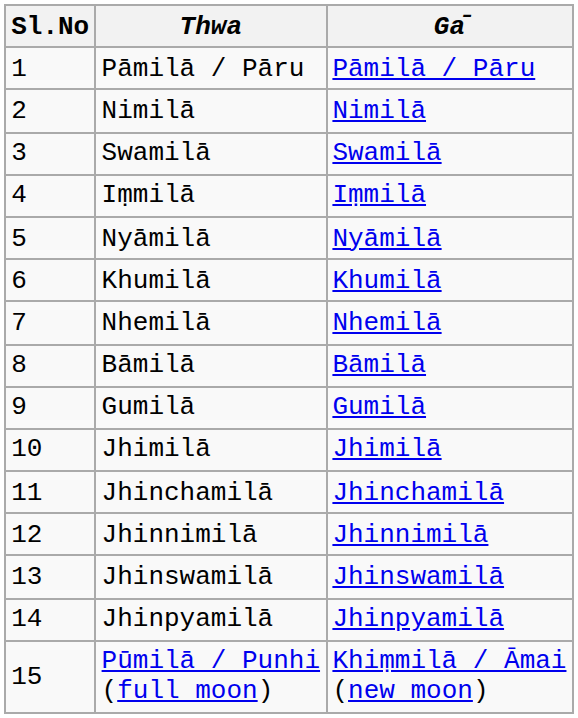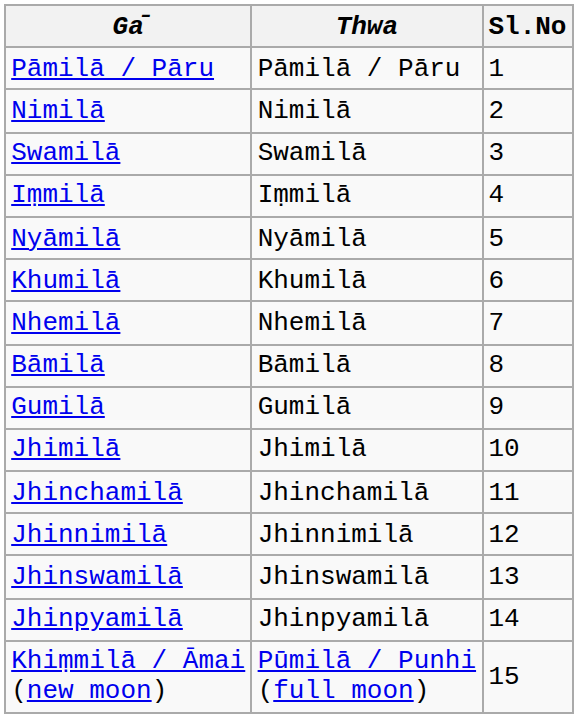columns swapped: (50, 26) <-> (449, 26)
